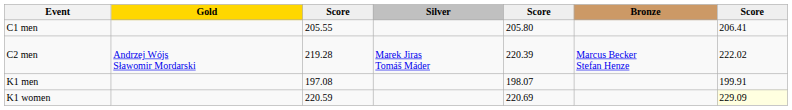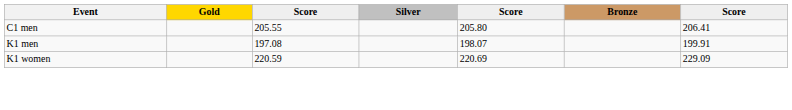- row: (22, 54)
(733, 97) lightyellow background -> (696, 59) no background
